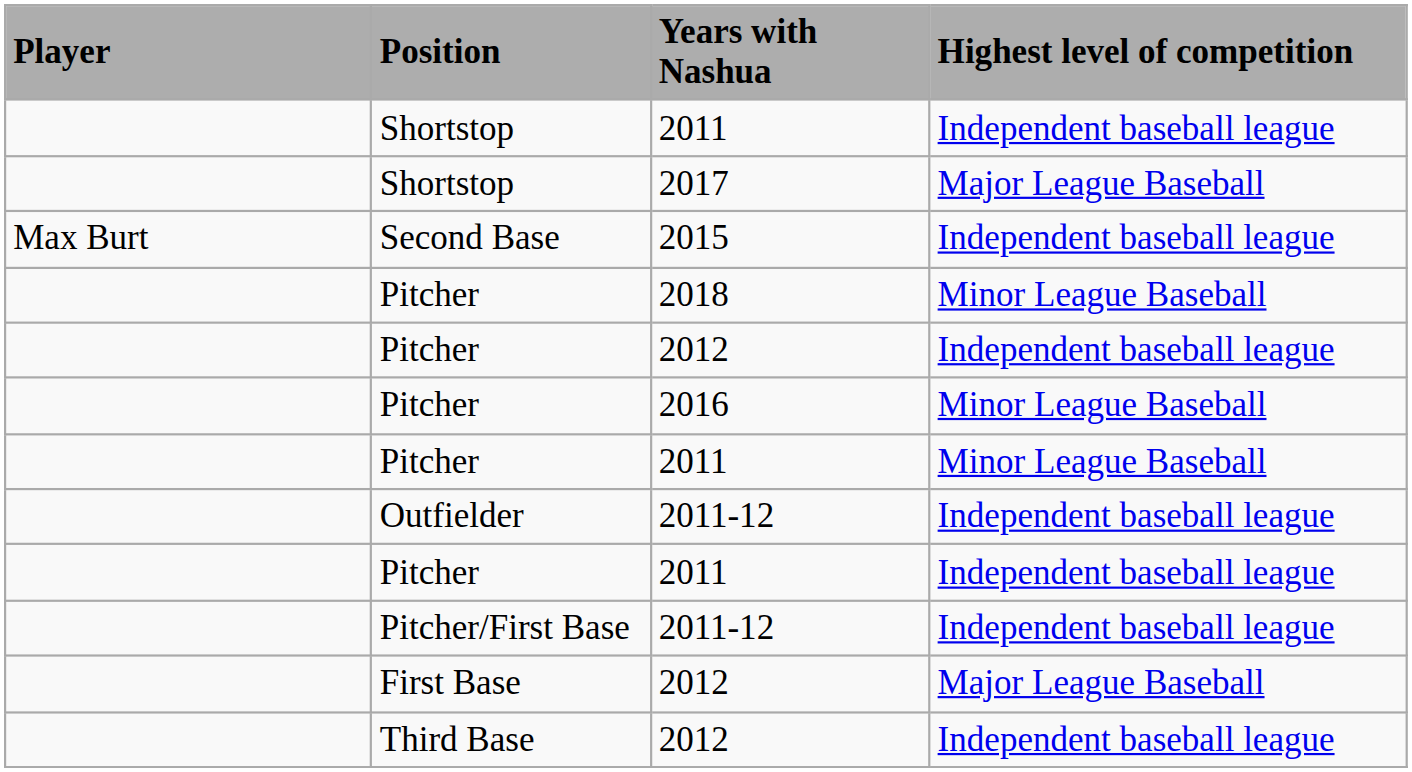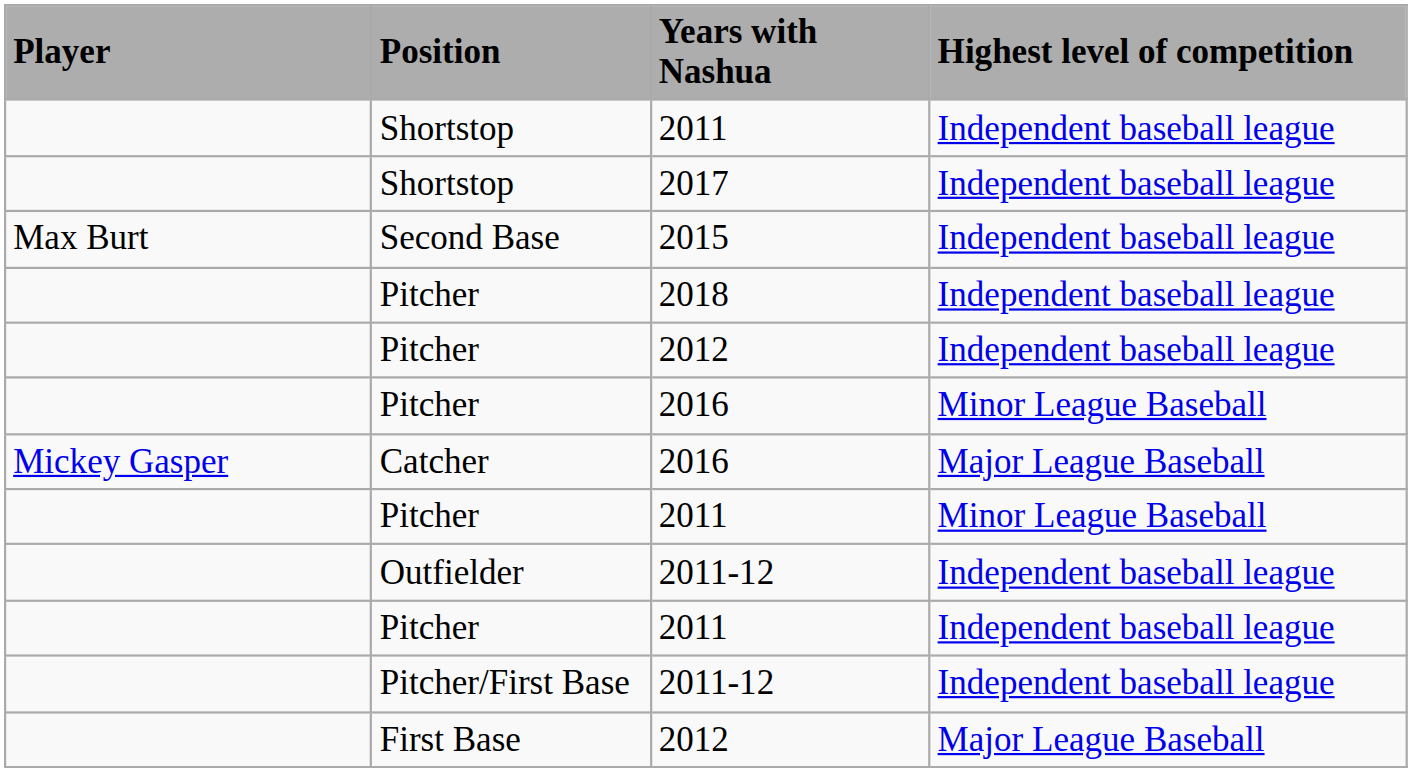(1101, 182) Major League Baseball -> (1136, 182) Independent baseball league
(1102, 293) Minor League Baseball -> (1136, 293) Independent baseball league
+ row: (434, 460)
- row: (457, 738)
